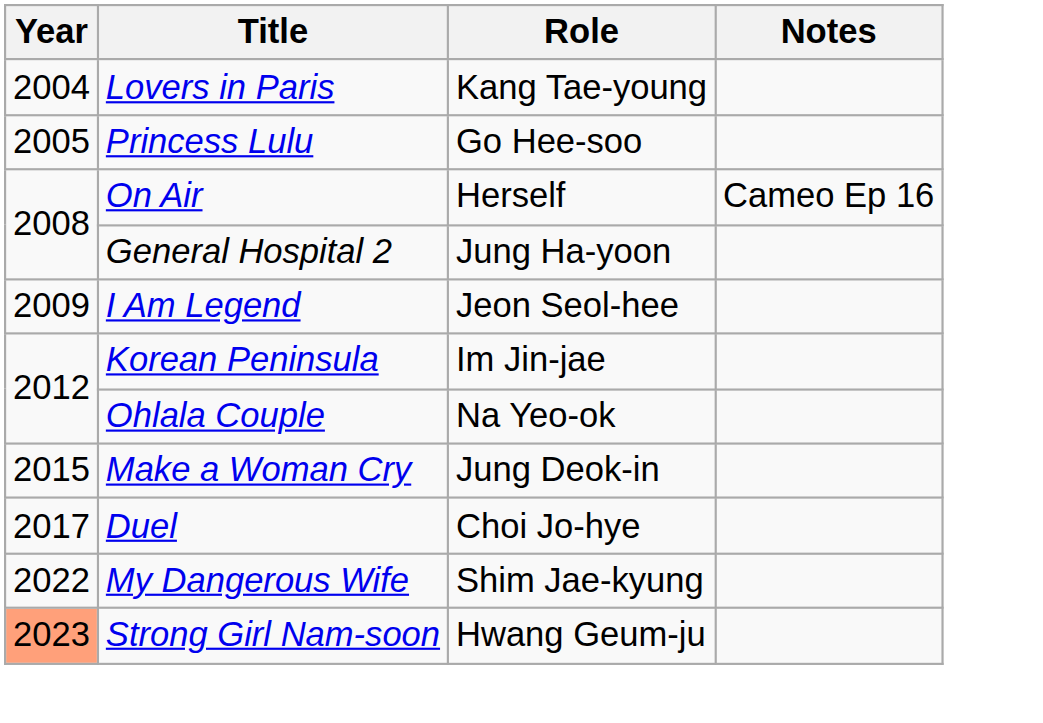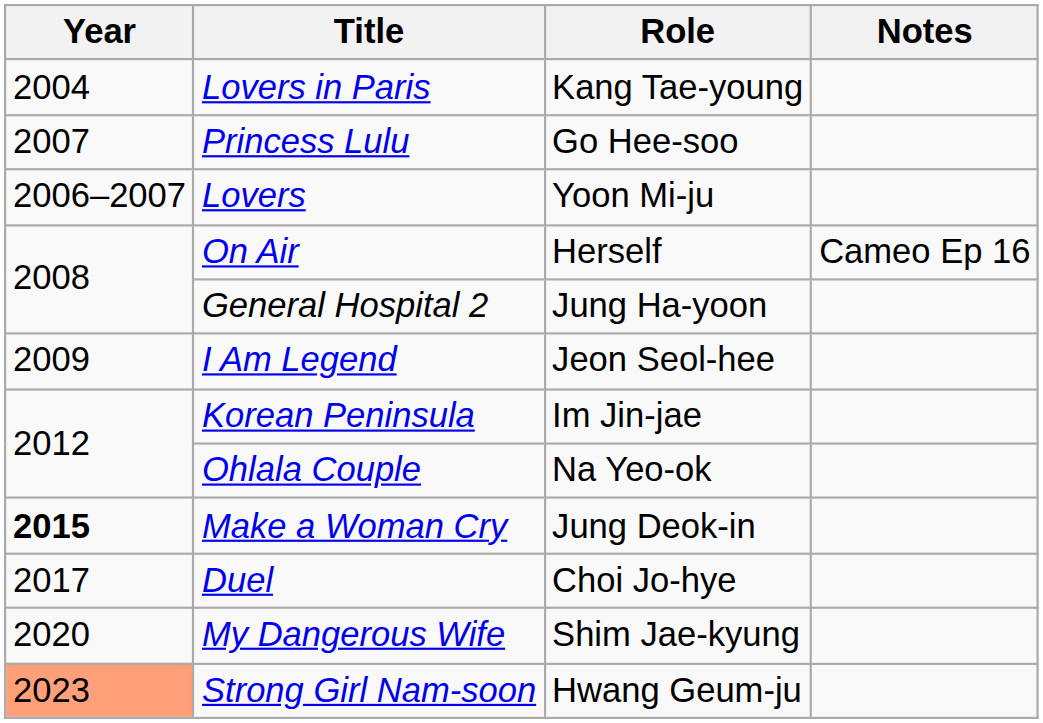(51, 141) 2005 -> (51, 141) 2007
+ row: (254, 196)
(51, 470) normal -> (51, 525) bold
(51, 580) 2022 -> (51, 634) 2020
